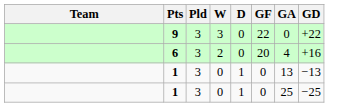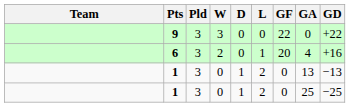+ column: (262, 14)
